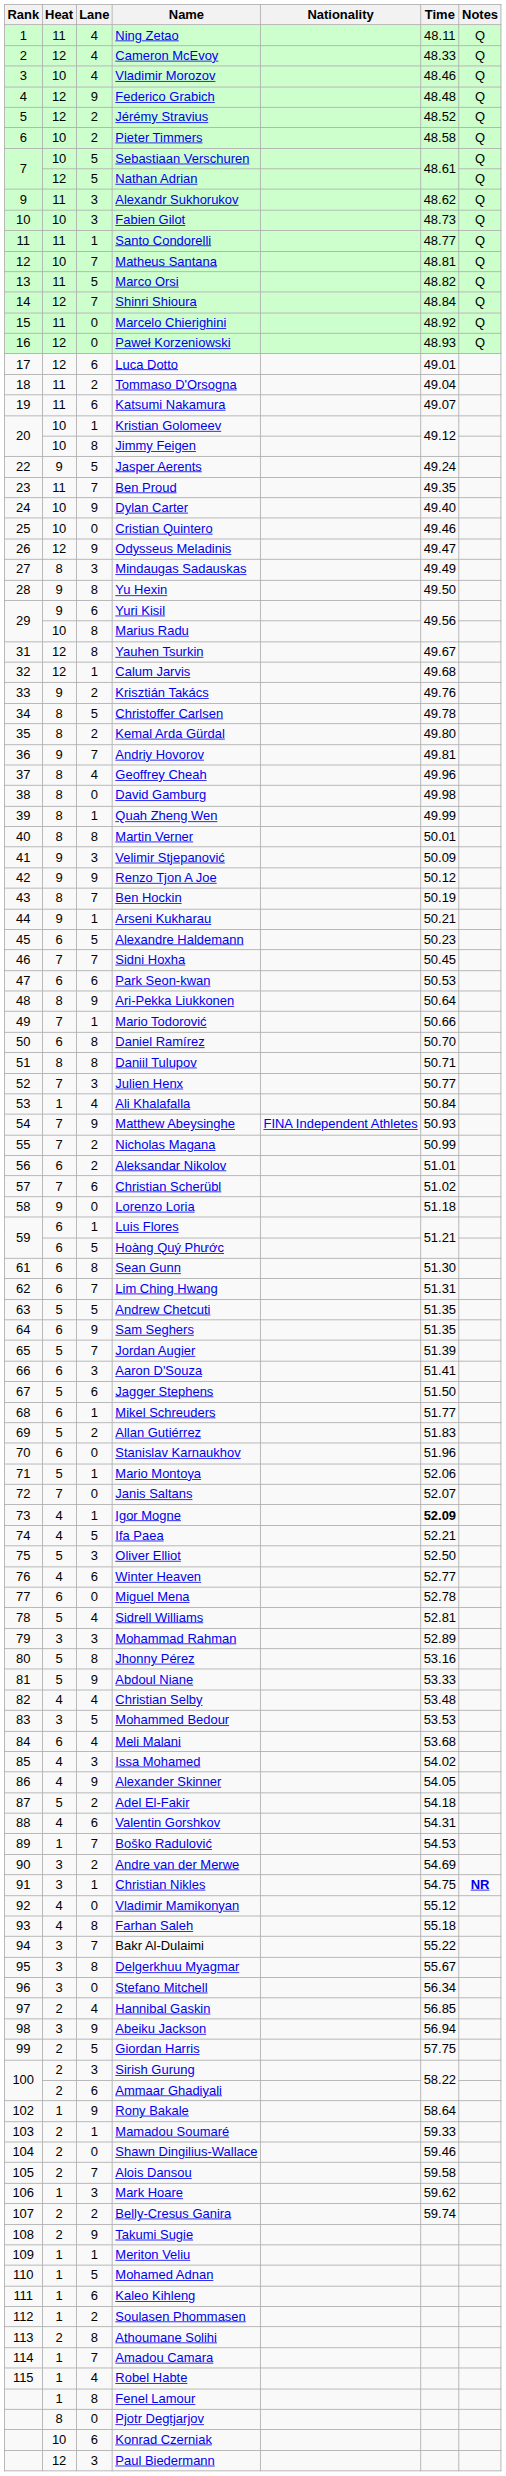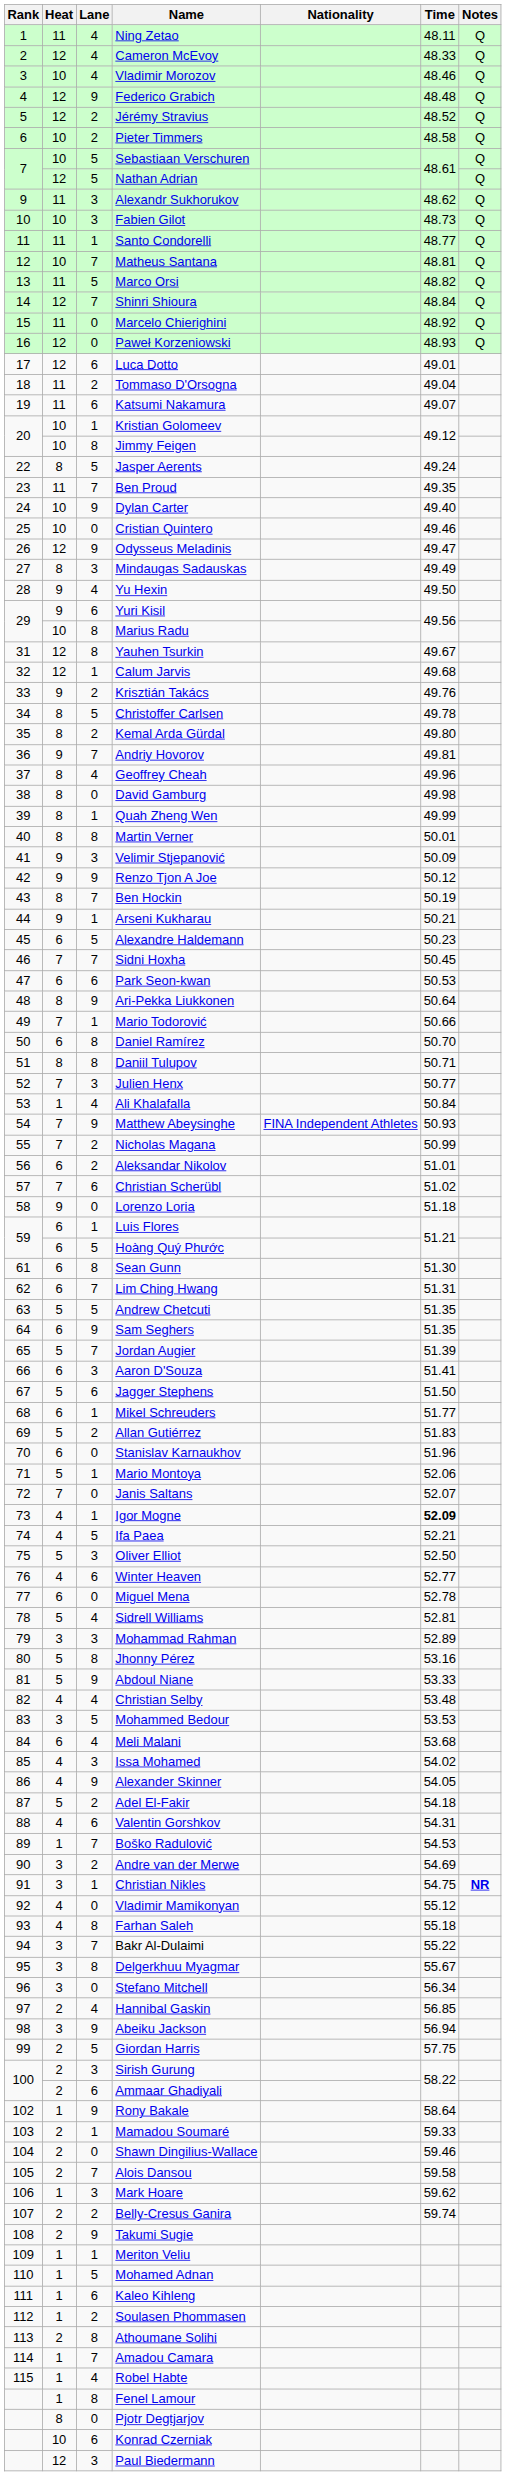(59, 466) 9 -> (59, 466) 8
(94, 590) 8 -> (94, 590) 4
